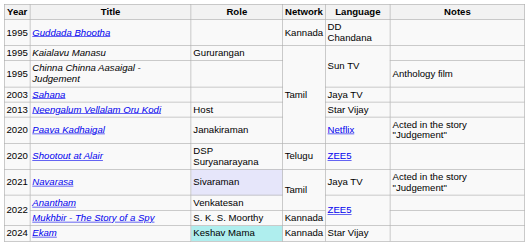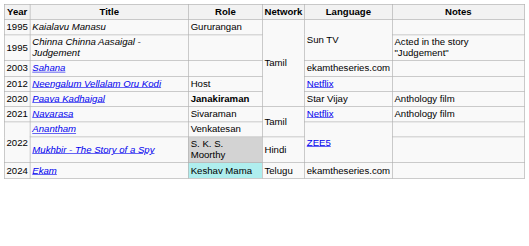- row: (71, 32)
(423, 73) Anthology film -> (432, 47) Acted in the story "Judgement"
(345, 94) Jaya TV -> (348, 68) ekamtheseries.com
(17, 109) 2013 -> (17, 83) 2012
(348, 109) Star Vijay -> (320, 83) Netflix
(221, 130) normal -> (220, 99) bold
(341, 130) Netflix -> (327, 99) Star Vijay
(430, 130) Acted in the story "Judgement" -> (425, 99) Anthology film
- row: (68, 156)
(216, 182) lavender background -> (214, 114) no background
(345, 182) Jaya TV -> (320, 114) Netflix
(430, 182) Acted in the story "Judgement" -> (425, 114) Anthology film
(228, 218) no background -> (208, 150) lightgrey background
(304, 218) Kannada -> (275, 150) Hindi
(304, 233) Kannada -> (279, 170) Telugu
(348, 233) Star Vijay -> (348, 170) ekamtheseries.com
